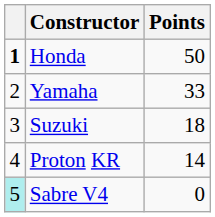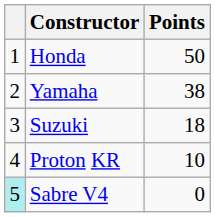(15, 56) bold -> (15, 56) normal
(194, 91) 33 -> (194, 91) 38
(194, 160) 14 -> (194, 160) 10
